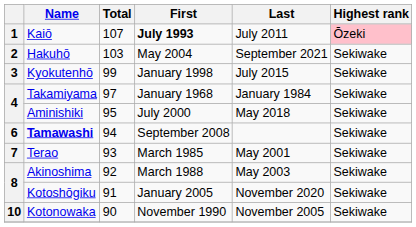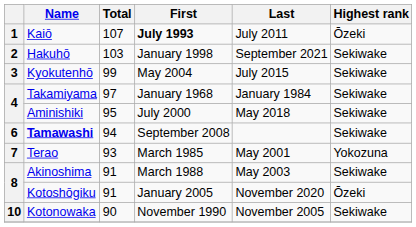(349, 34) pink background -> (349, 34) no background
(165, 53) May 2004 -> (175, 53) January 1998
(175, 73) January 1998 -> (165, 73) May 2004
(360, 152) Sekiwake -> (361, 152) Yokozuna
(110, 172) 92 -> (110, 172) 91
(360, 192) Sekiwake -> (349, 192) Ōzeki
